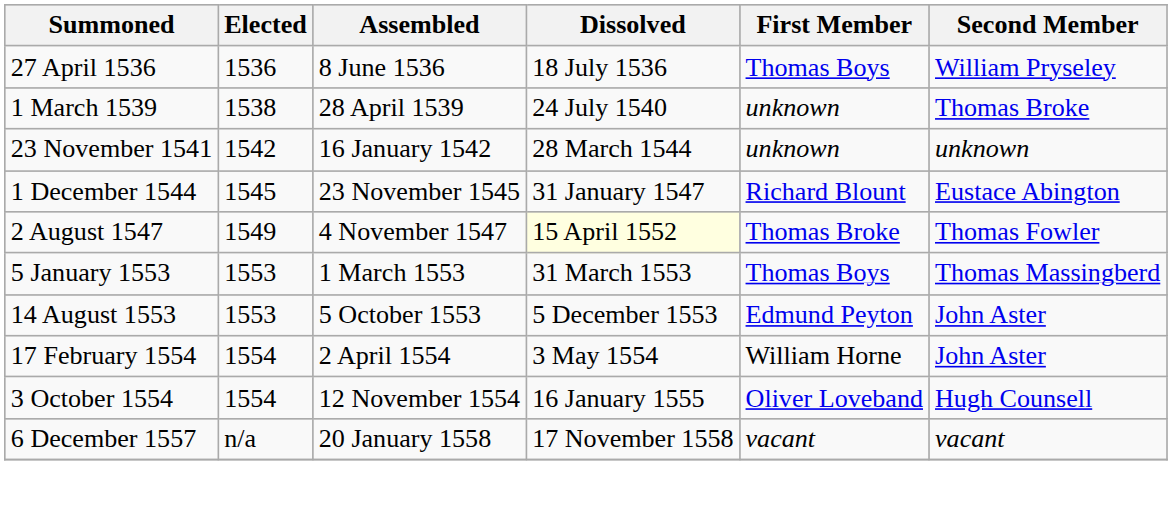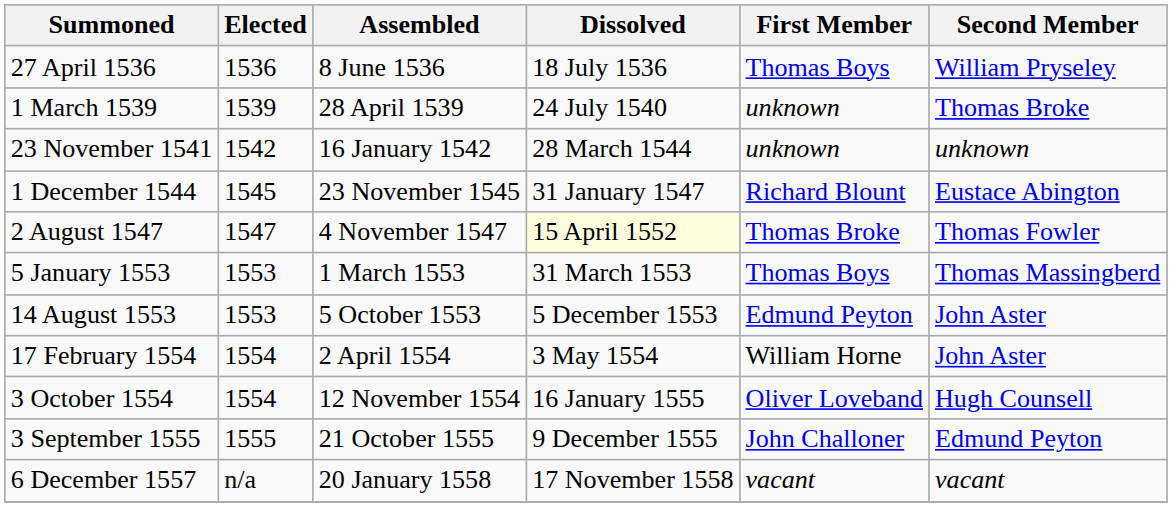(250, 107) 1538 -> (250, 107) 1539
(250, 231) 1549 -> (250, 231) 1547
+ row: (106, 438)
